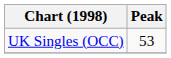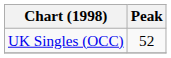(147, 40) 53 -> (147, 40) 52
